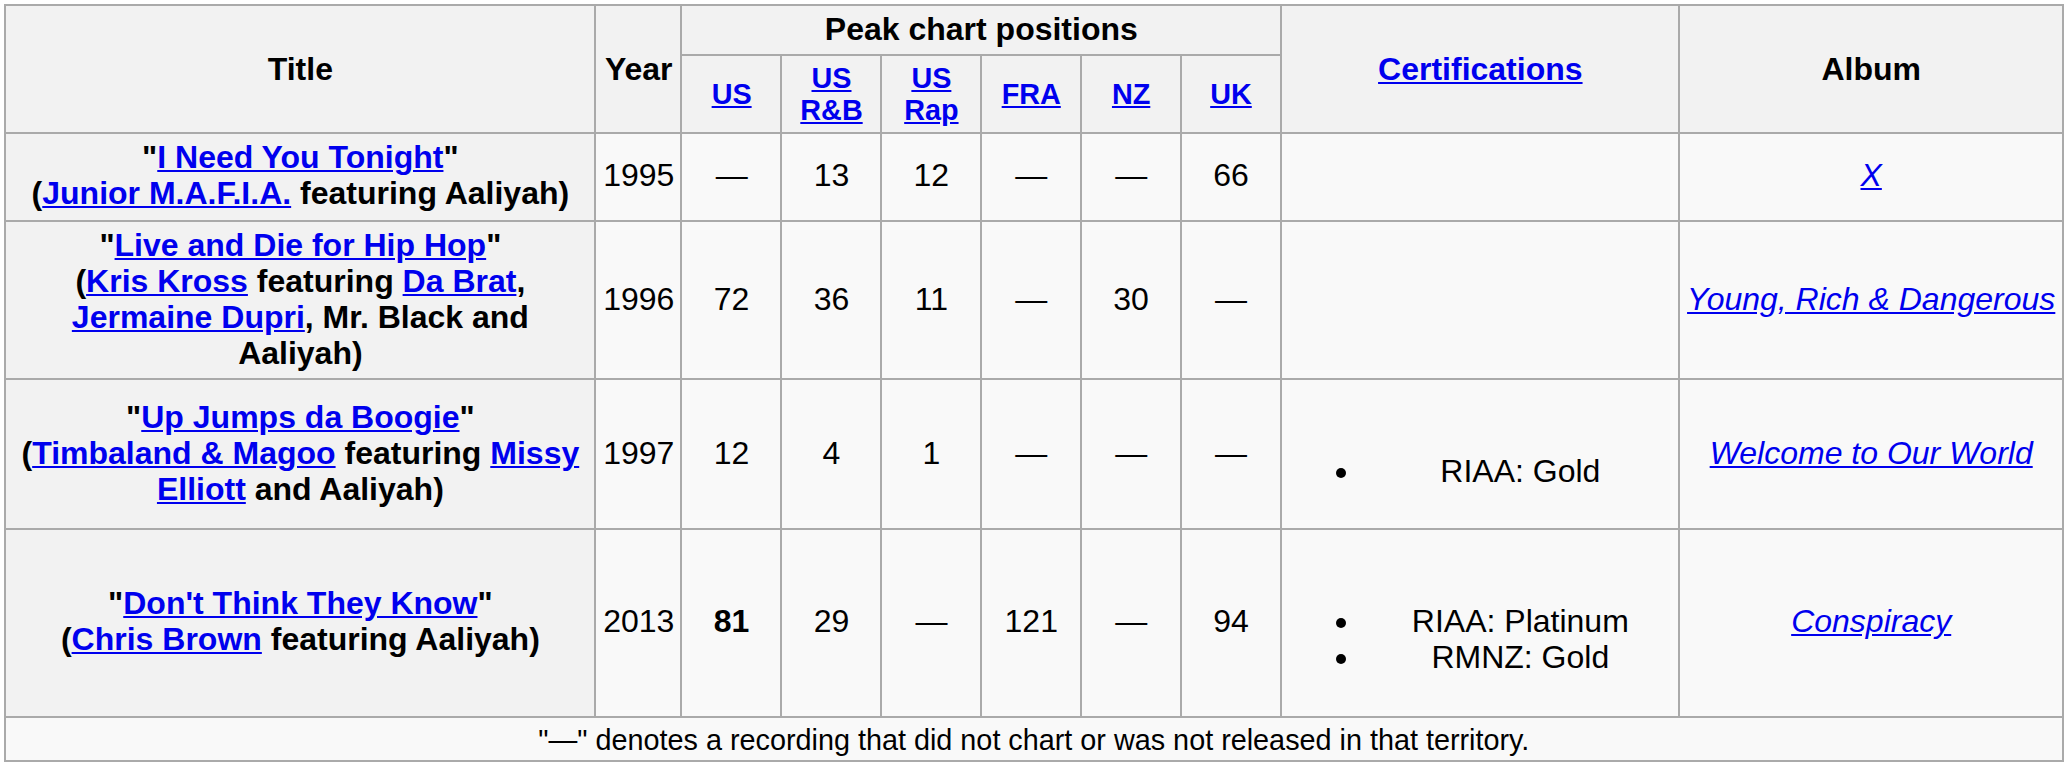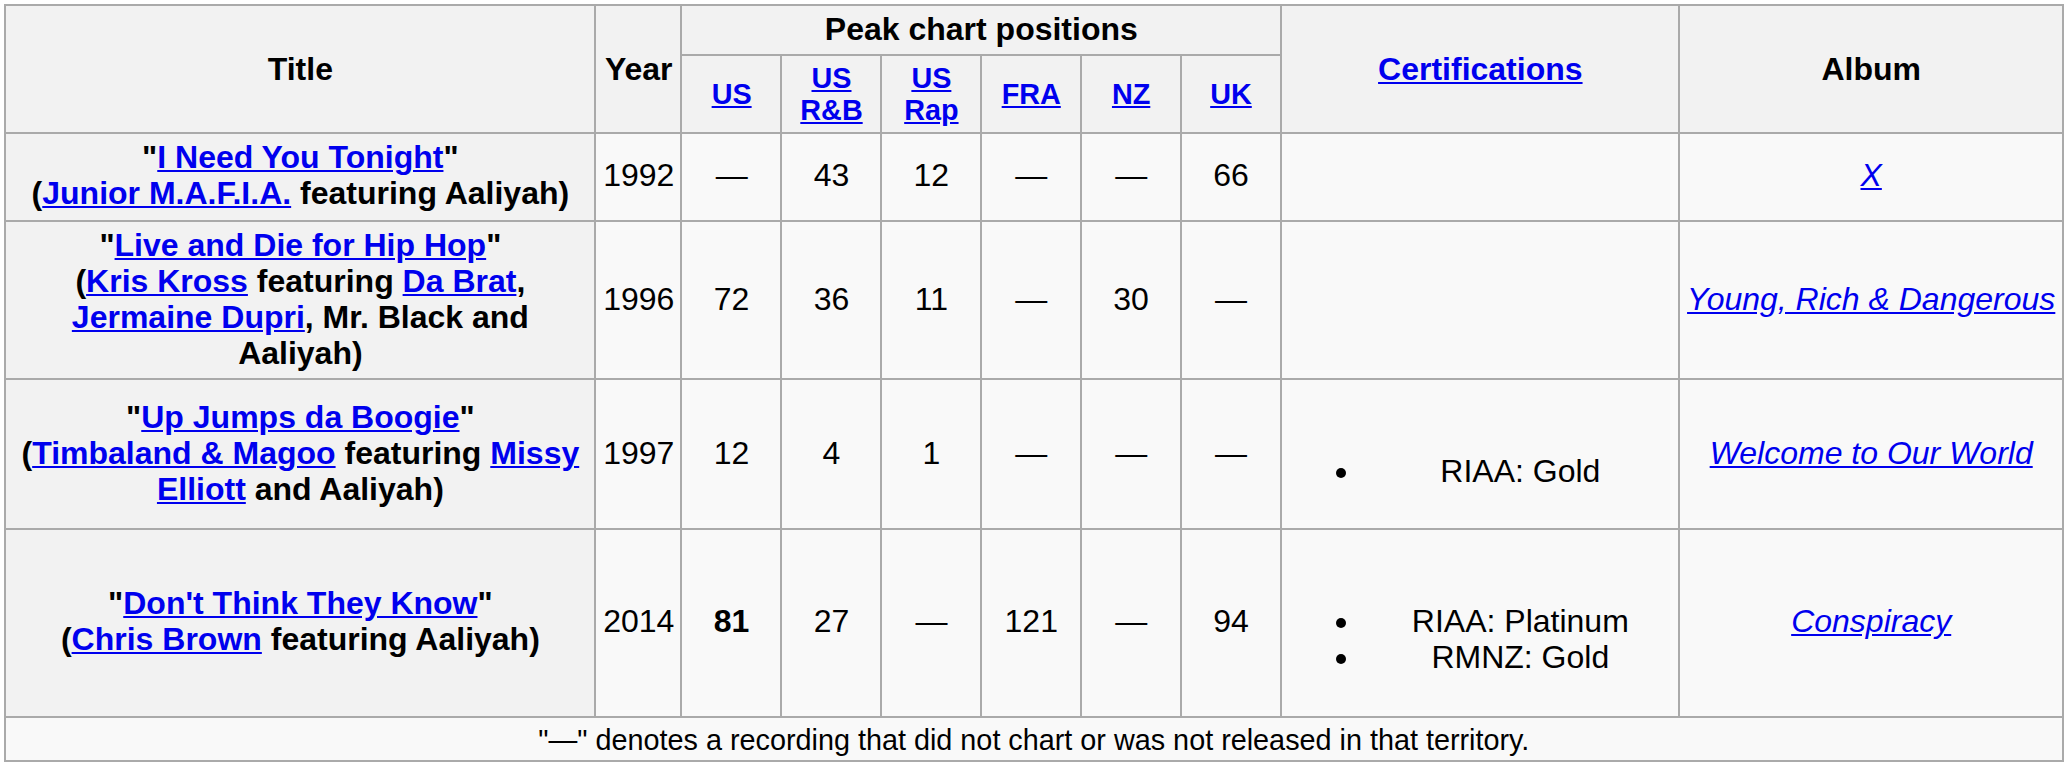(639, 176) 1995 -> (639, 176) 1992
(831, 176) 13 -> (831, 176) 43
(639, 622) 2013 -> (639, 622) 2014
(831, 622) 29 -> (831, 622) 27
